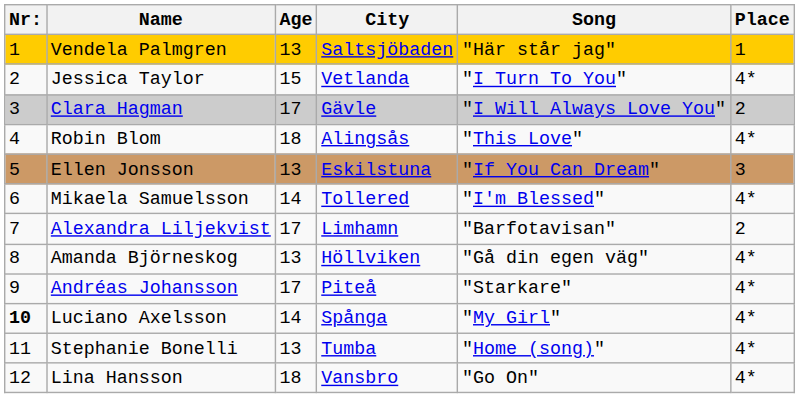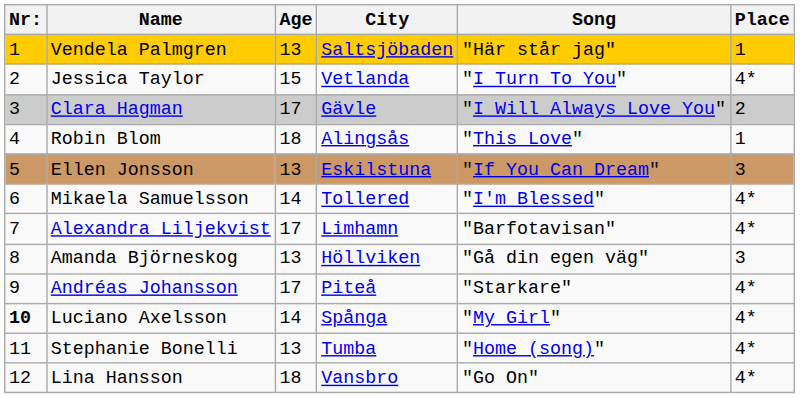(746, 139) 4* -> (740, 139) 1
(740, 229) 2 -> (746, 229) 4*
(746, 259) 4* -> (740, 259) 3
